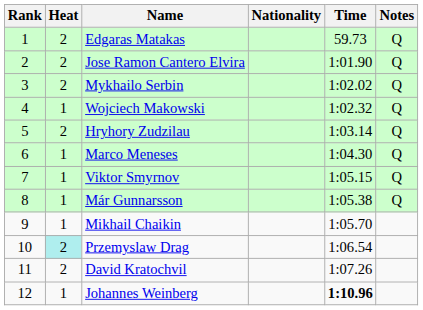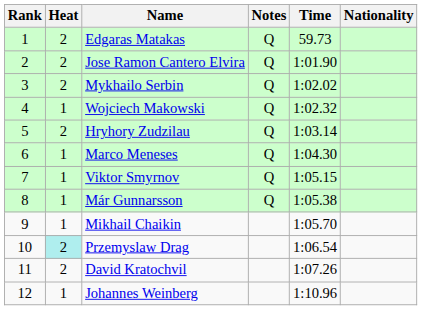columns swapped: (286, 16) <-> (397, 16)
(350, 293) bold -> (315, 293) normal
